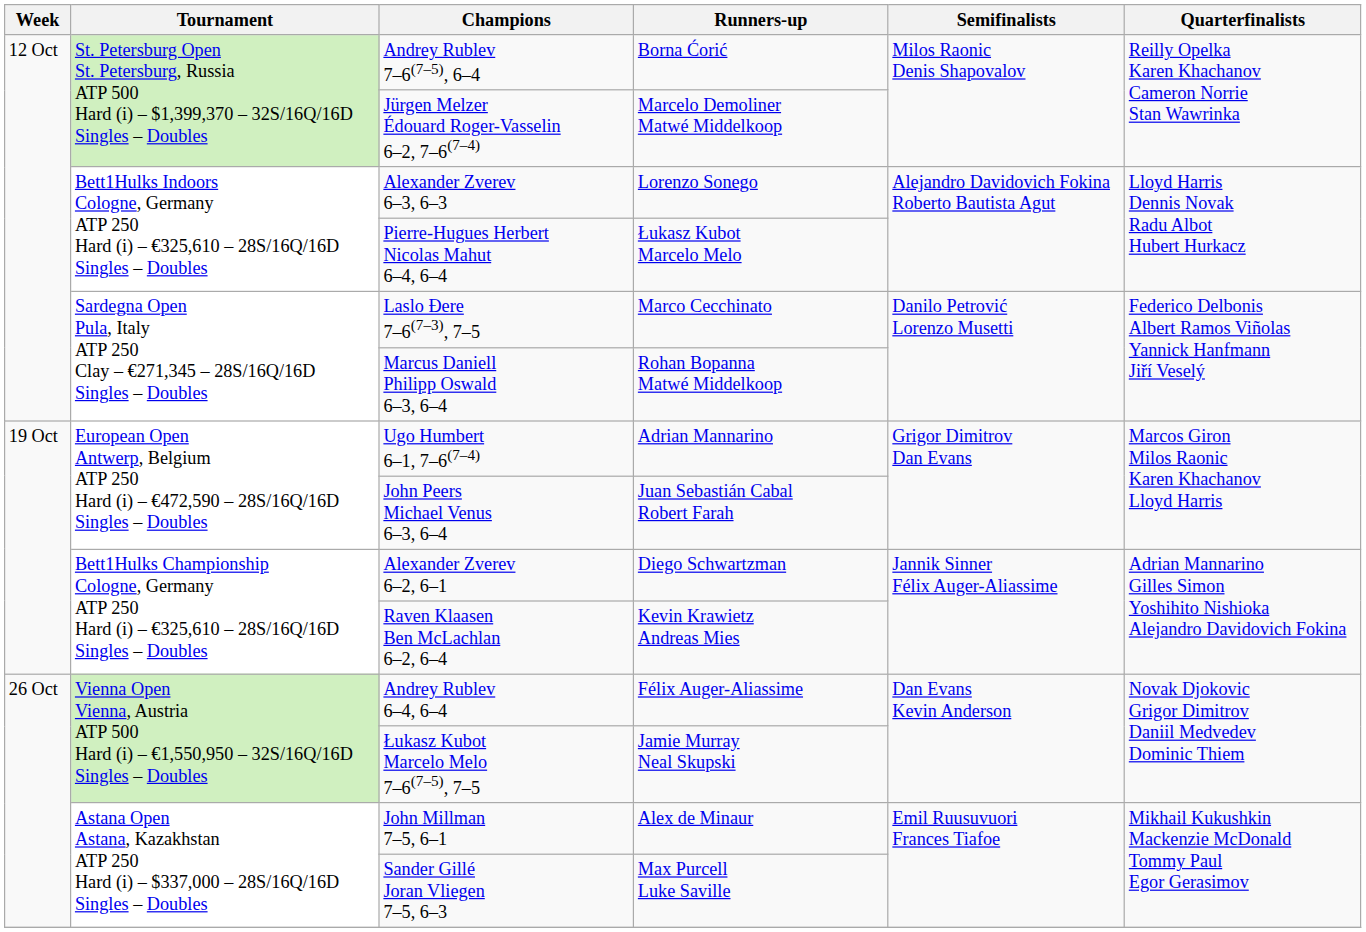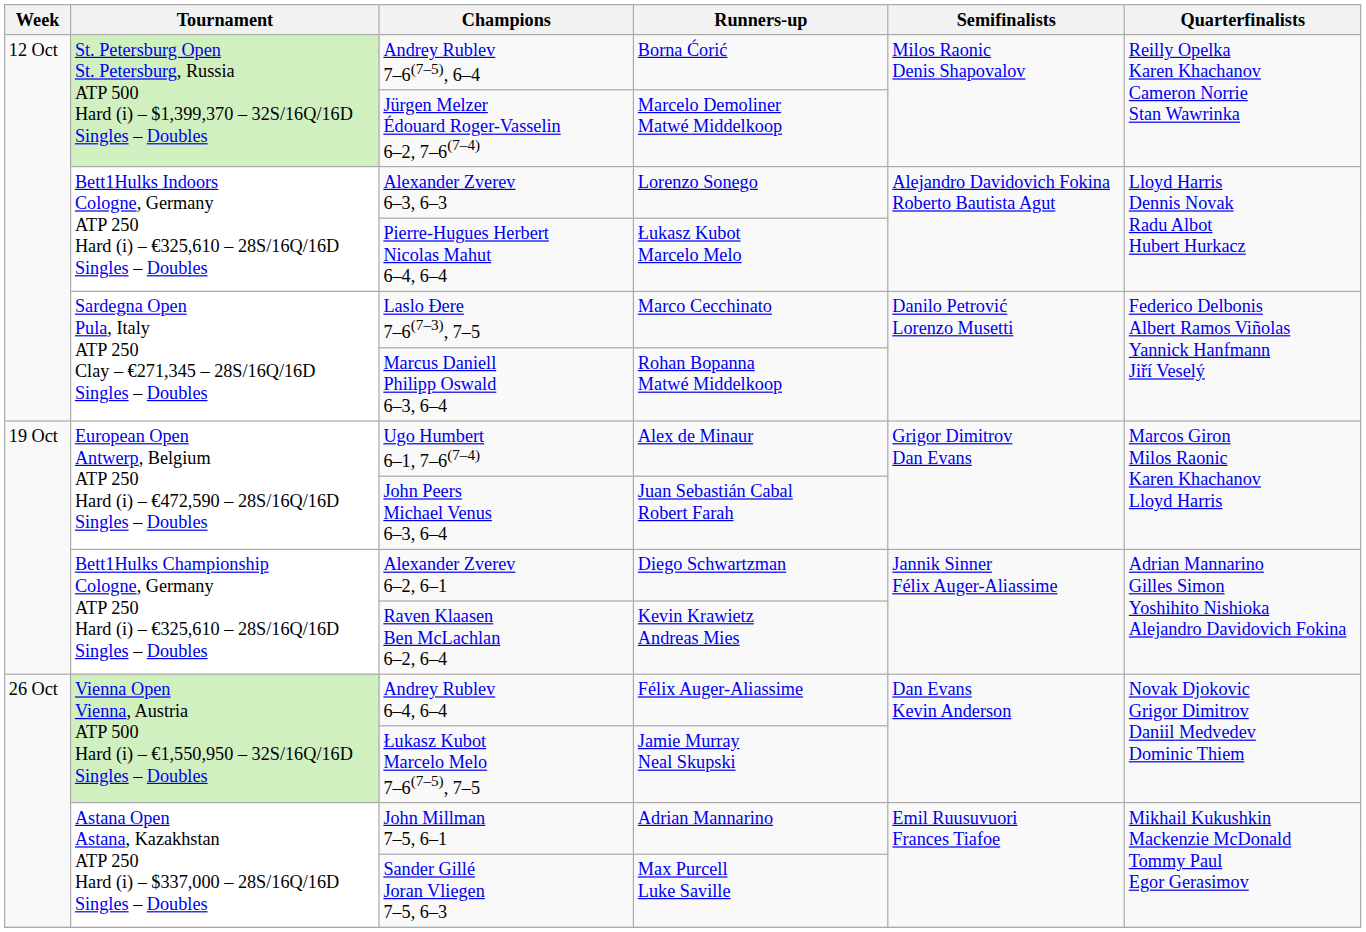(705, 435) Adrian Mannarino -> (696, 435) Alex de Minaur
(696, 817) Alex de Minaur -> (705, 817) Adrian Mannarino
